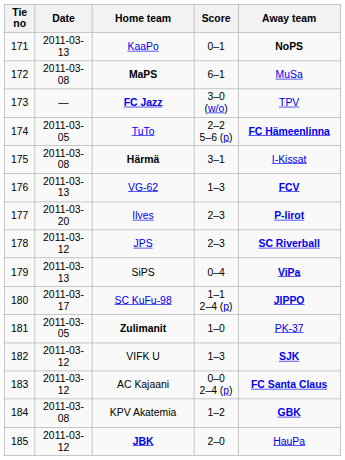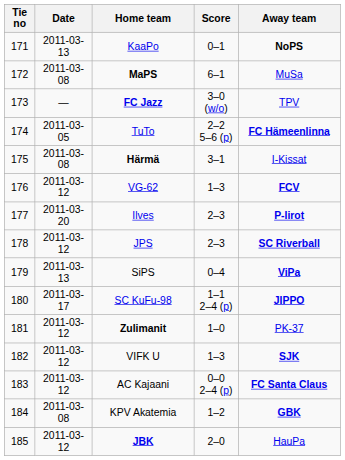(64, 187) 2011-03-13 -> (64, 187) 2011-03-12
(64, 328) 2011-03-05 -> (64, 328) 2011-03-12
